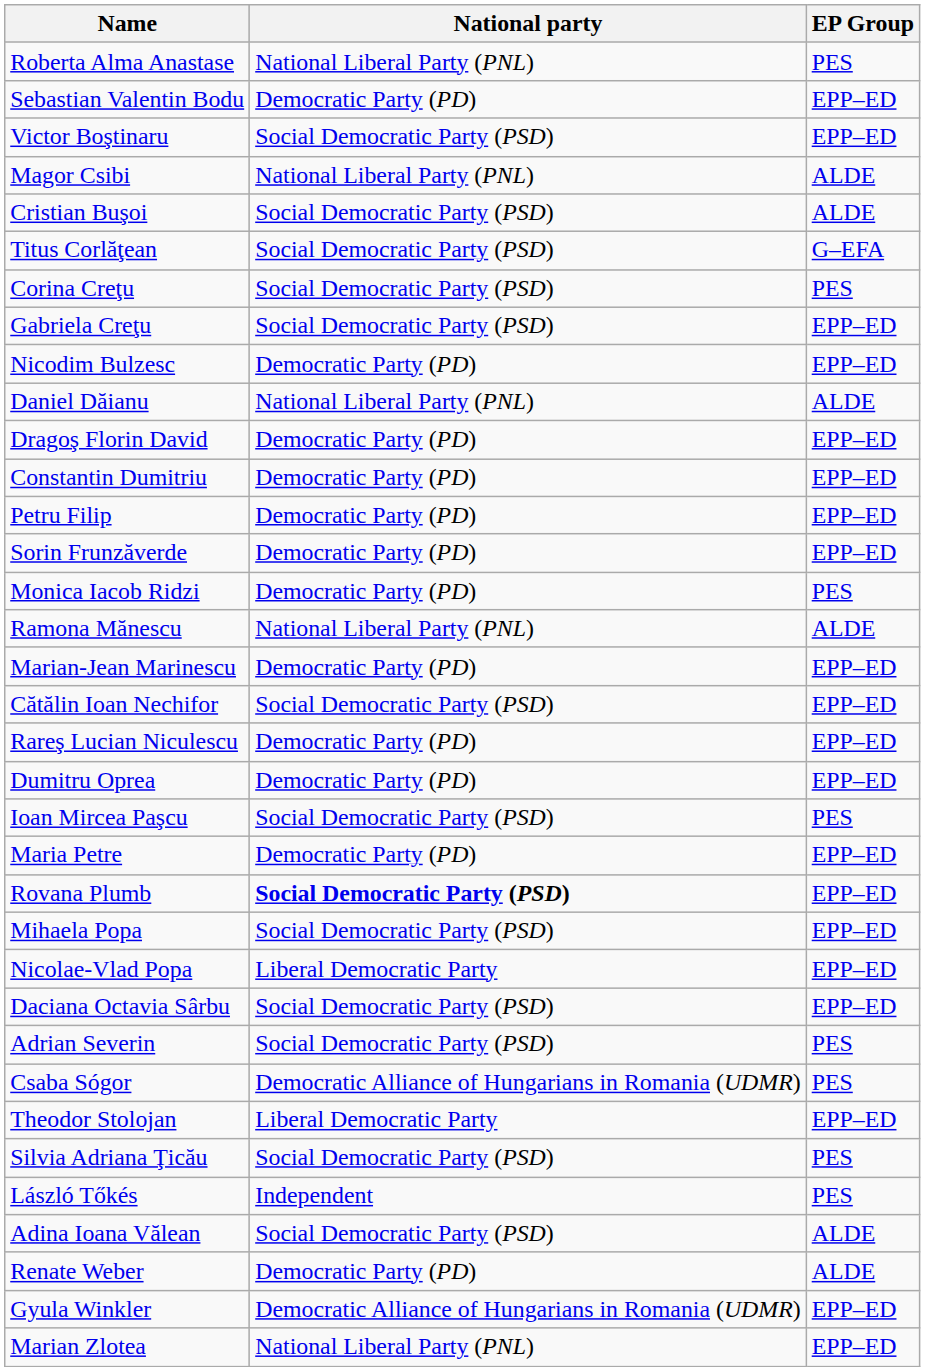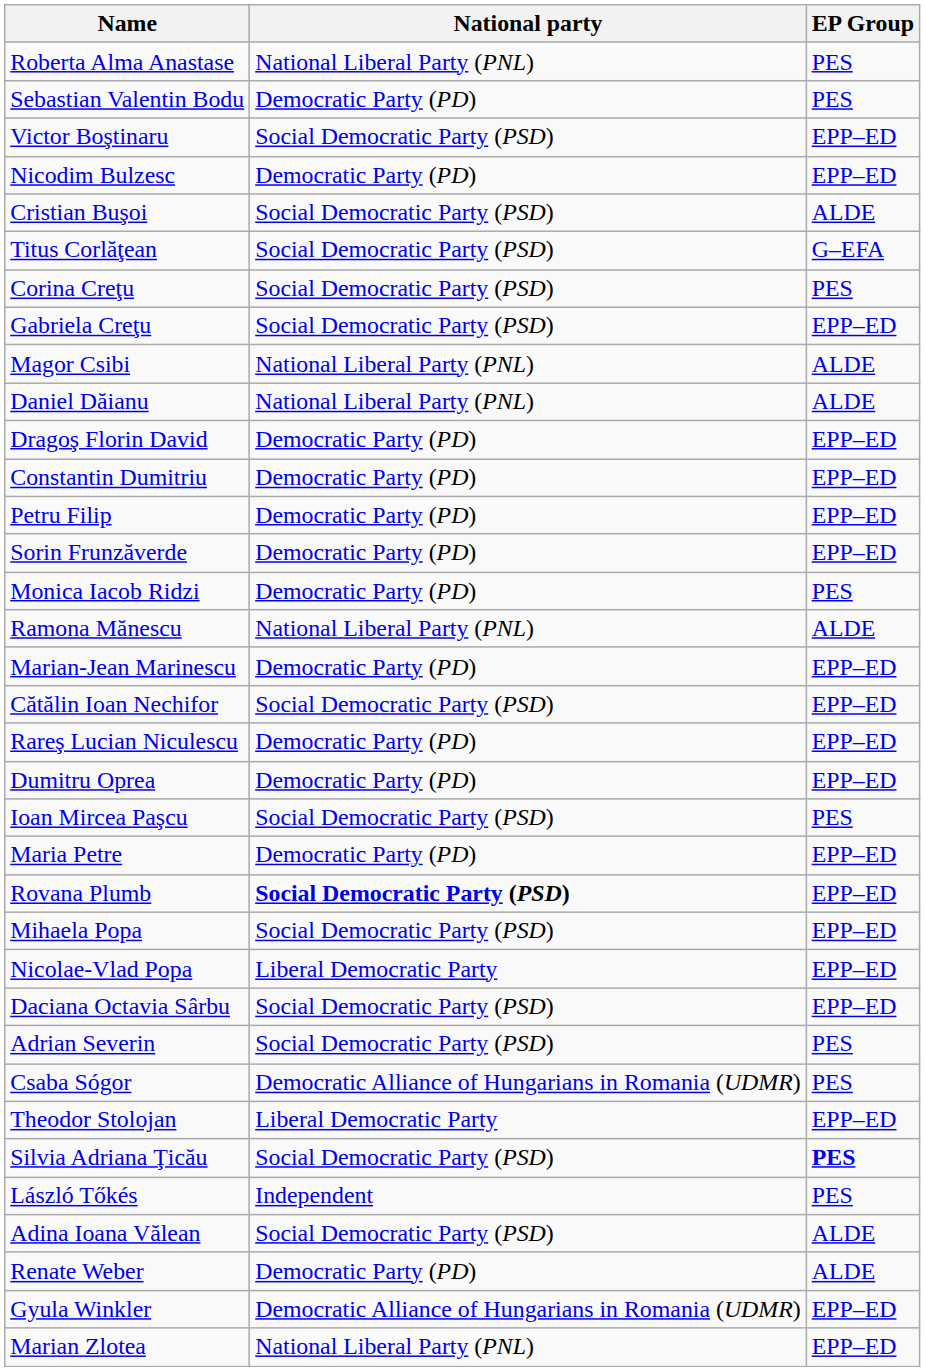(854, 99) EPP–ED -> (832, 99) PES
rows swapped: (93, 363) <-> (70, 174)
(832, 1157) normal -> (834, 1157) bold
